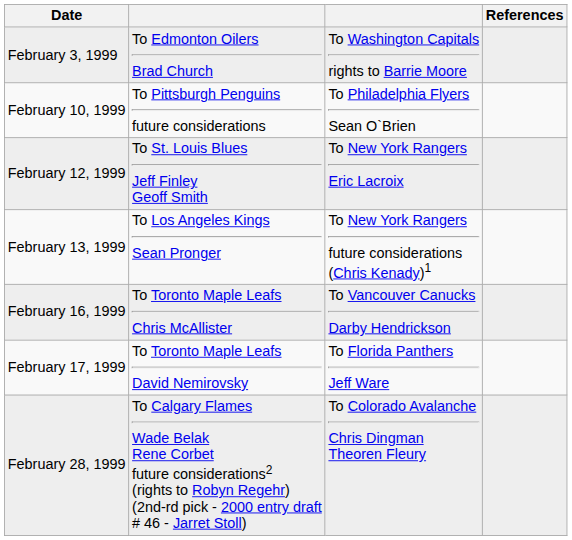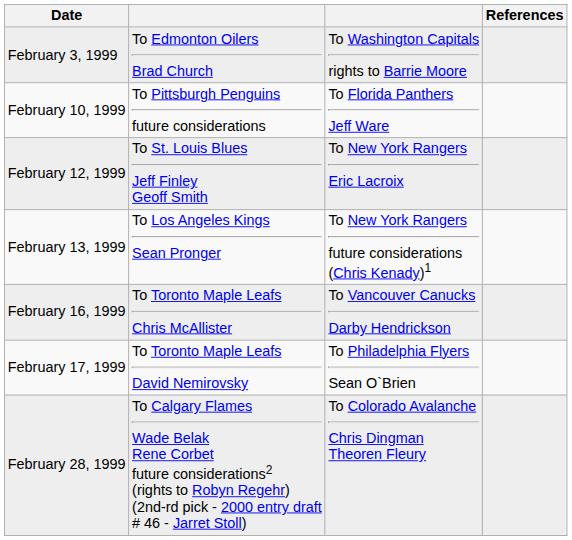(404, 110) To Philadelphia Flyers Sean O`Brien -> (404, 110) To Florida Panthers Jeff Ware
(404, 367) To Florida Panthers Jeff Ware -> (404, 367) To Philadelphia Flyers Sean O`Brien
